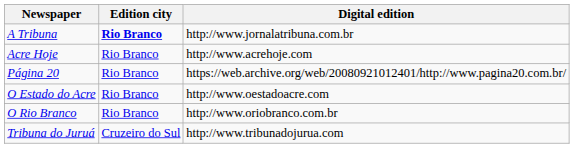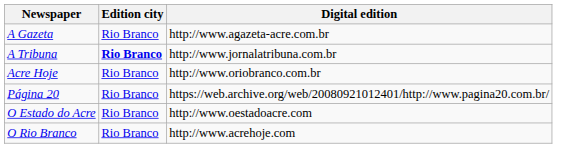+ row: (30, 34)
(249, 53) http://www.acrehoje.com -> (245, 73) http://www.oriobranco.com.br
(262, 113) http://www.oriobranco.com.br -> (232, 133) http://www.acrehoje.com
- row: (51, 133)
